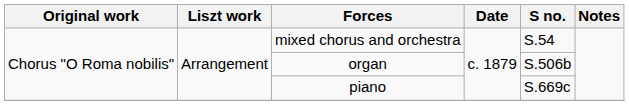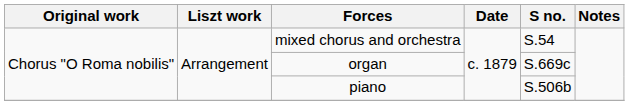(548, 64) S.506b -> (547, 64) S.669c
(547, 87) S.669c -> (548, 87) S.506b
